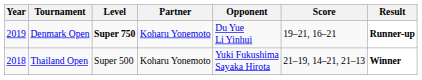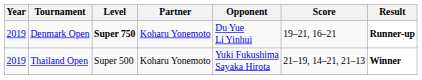(16, 61) 2018 -> (16, 61) 2019
